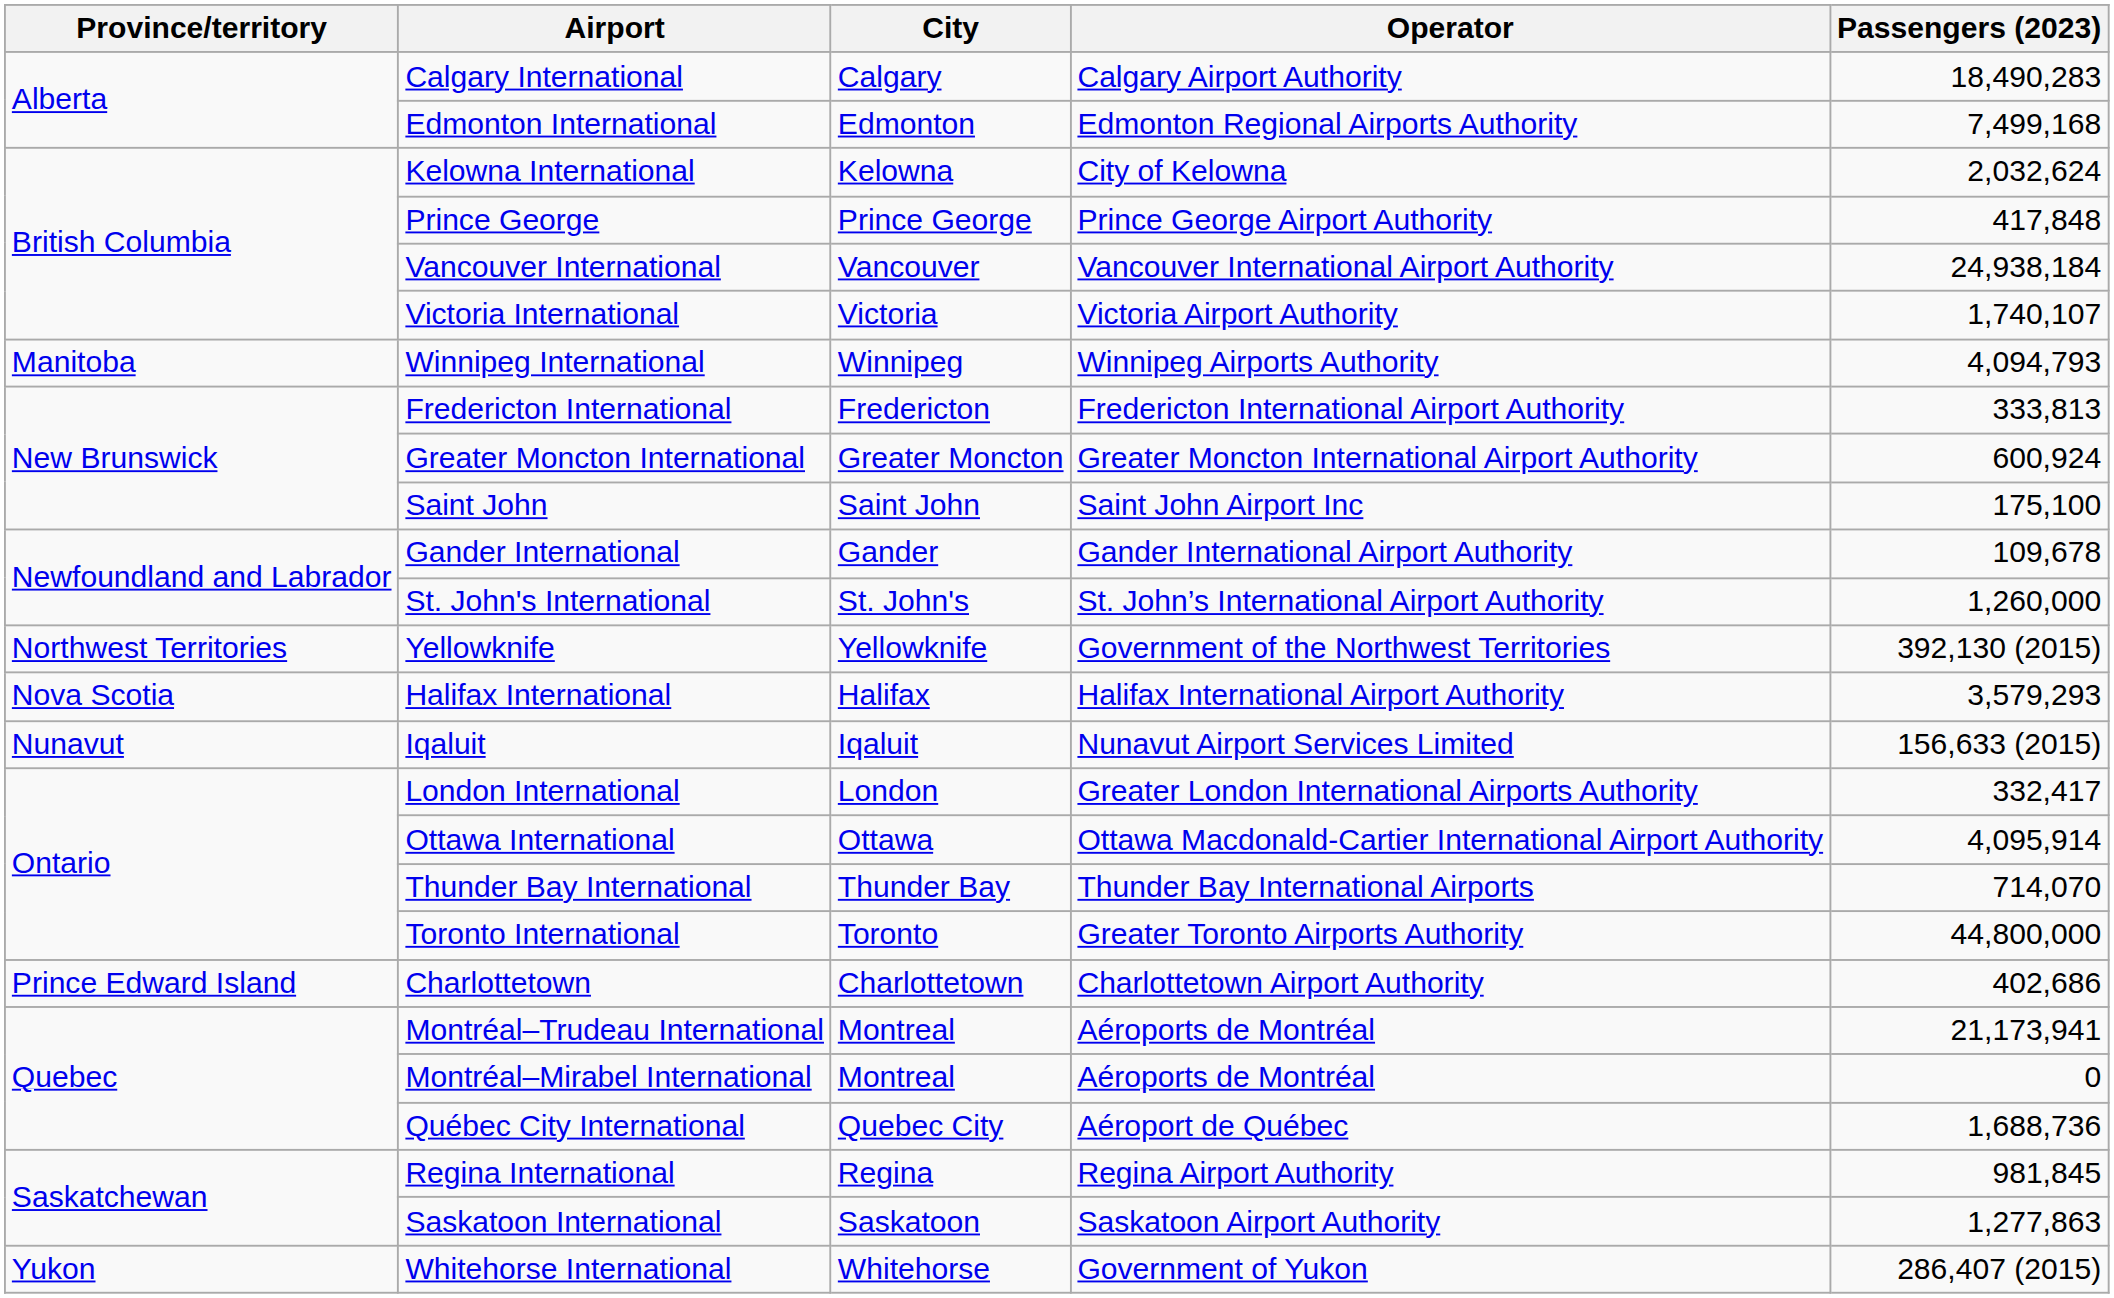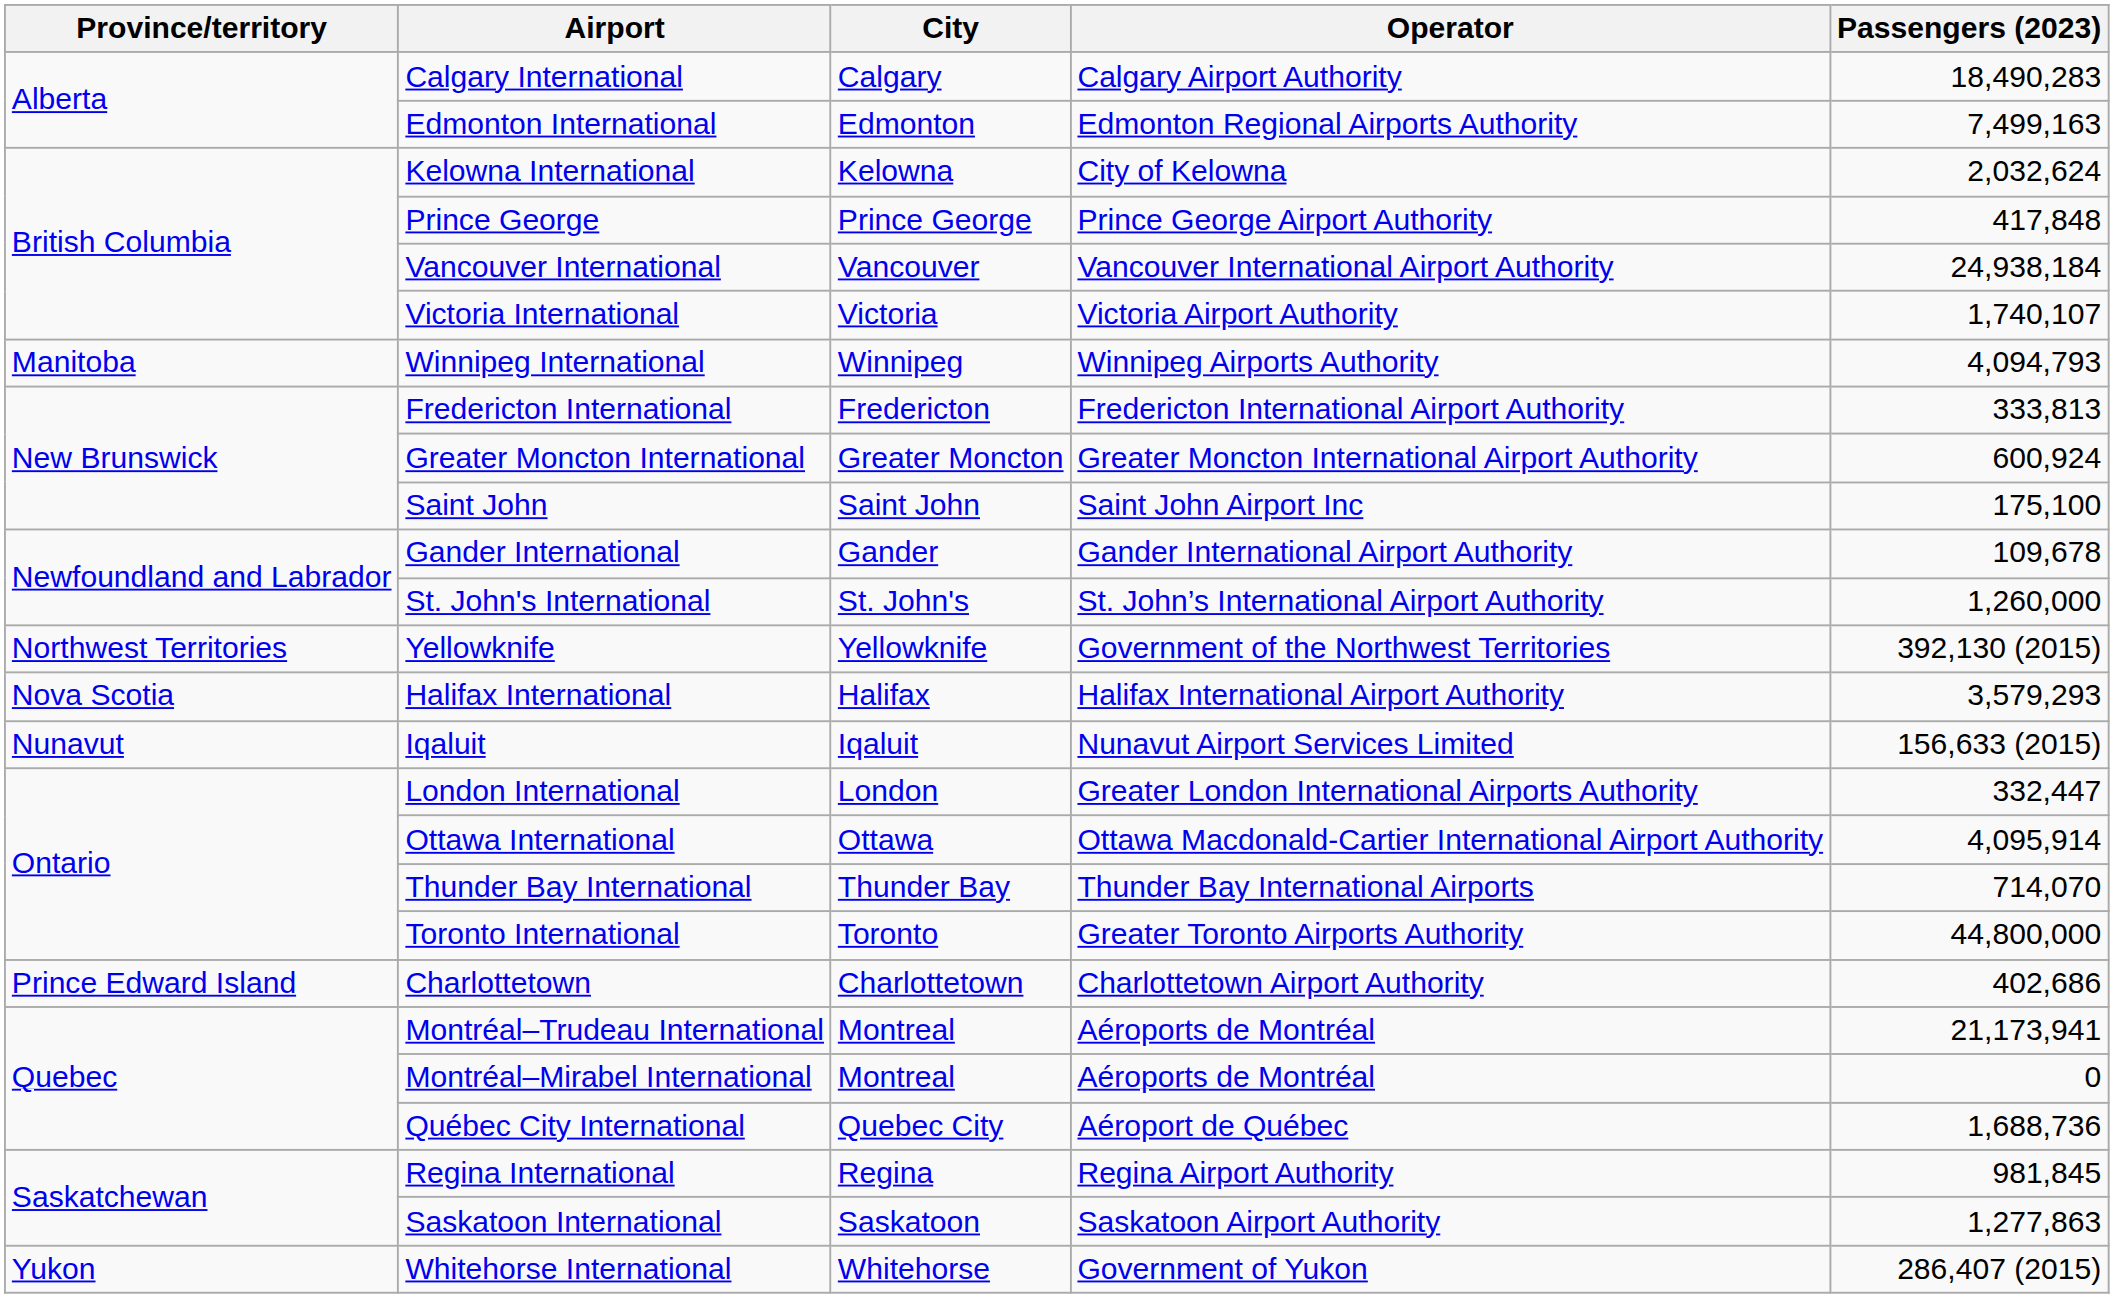(2034, 123) 7,499,168 -> (2034, 123) 7,499,163
(2047, 791) 332,417 -> (2047, 791) 332,447
